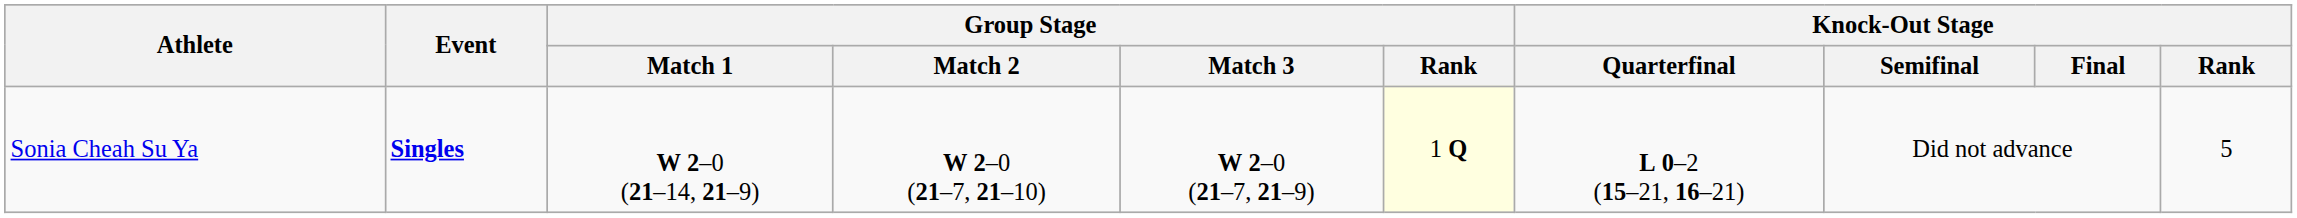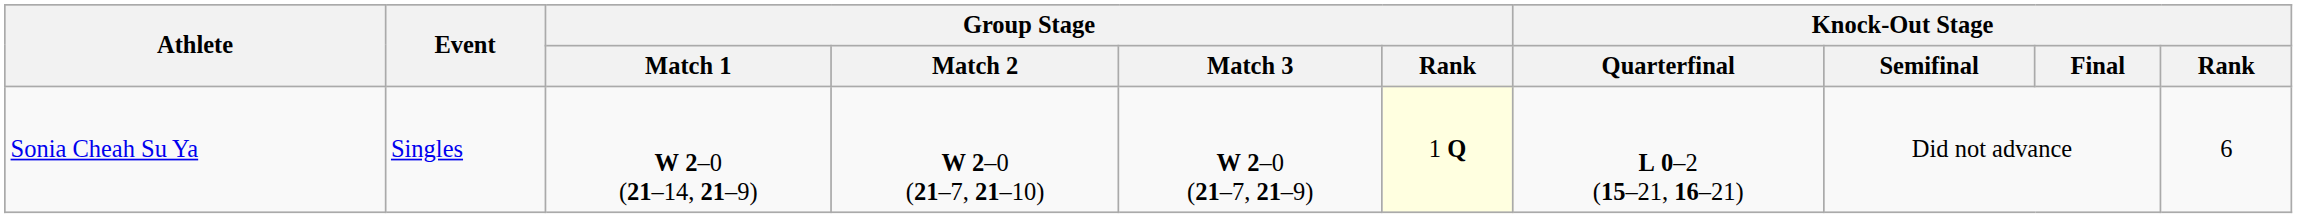(427, 149) bold -> (427, 149) normal
(2226, 149) 5 -> (2226, 149) 6
